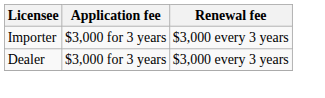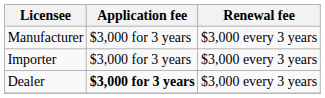+ row: (46, 37)
(116, 59) normal -> (142, 81) bold
